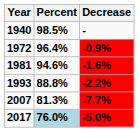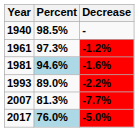+ row: (19, 48)
- row: (19, 48)
(52, 65) no background -> (52, 65) lightblue background
(52, 83) 88.8% -> (52, 83) 89.0%
